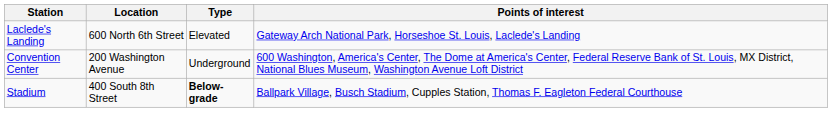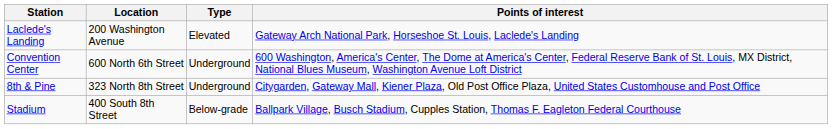(136, 35) 600 North 6th Street -> (127, 35) 200 Washington Avenue
(127, 64) 200 Washington Avenue -> (136, 64) 600 North 6th Street
+ row: (31, 86)
(206, 92) bold -> (218, 109) normal
